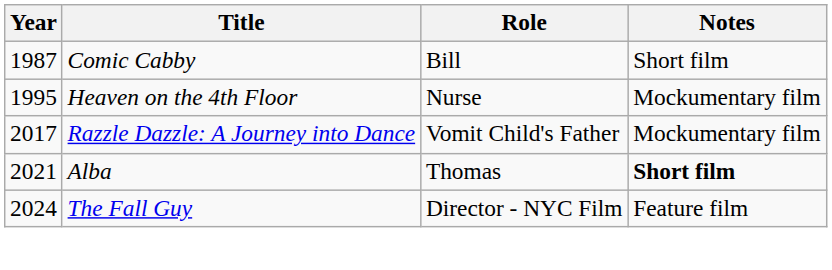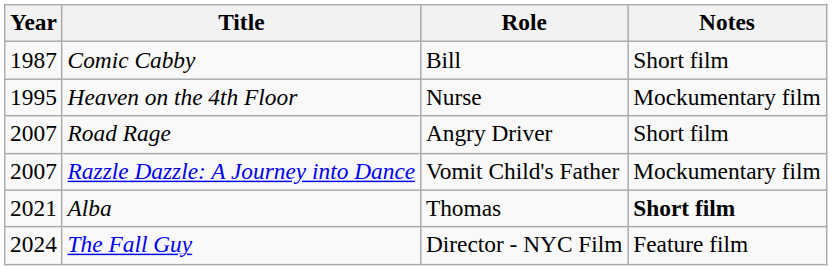+ row: (119, 134)
(33, 134) 2017 -> (33, 171) 2007
